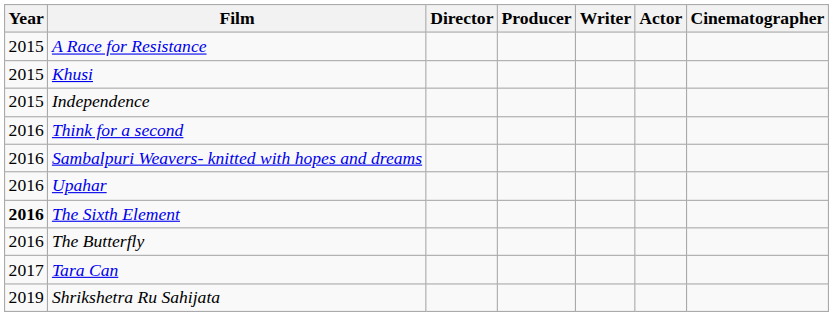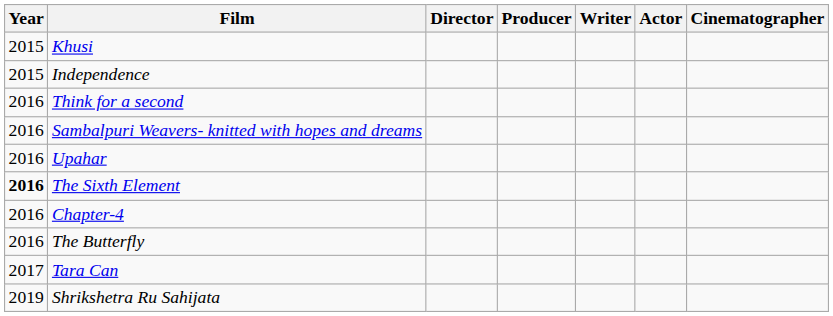- row: (129, 46)
+ row: (88, 213)
